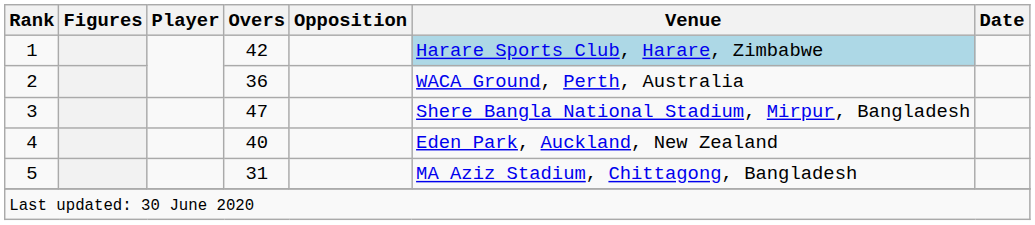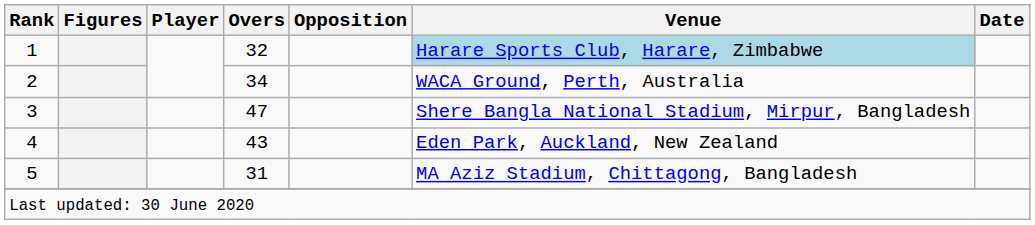(257, 51) 42 -> (257, 51) 32
(257, 82) 36 -> (257, 82) 34
(257, 143) 40 -> (257, 143) 43
